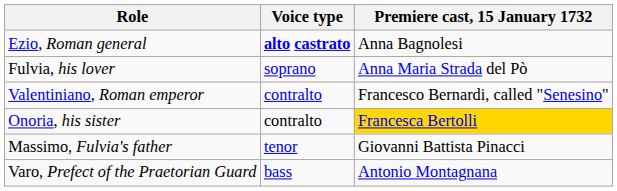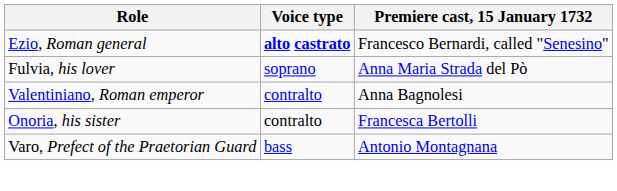(410, 43) Anna Bagnolesi -> (483, 43) Francesco Bernardi, called "Senesino"
(483, 95) Francesco Bernardi, called "Senesino" -> (410, 95) Anna Bagnolesi
(418, 120) gold background -> (418, 120) no background
- row: (90, 146)
